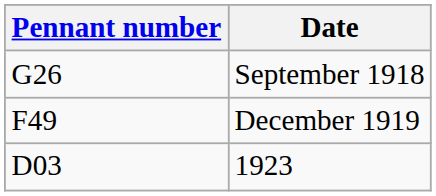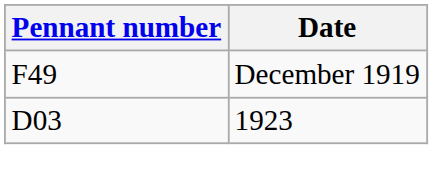- row: (330, 73)
